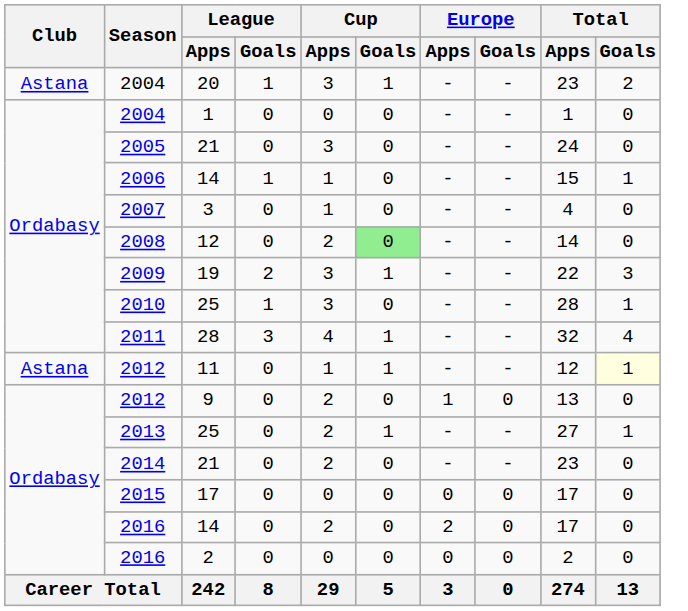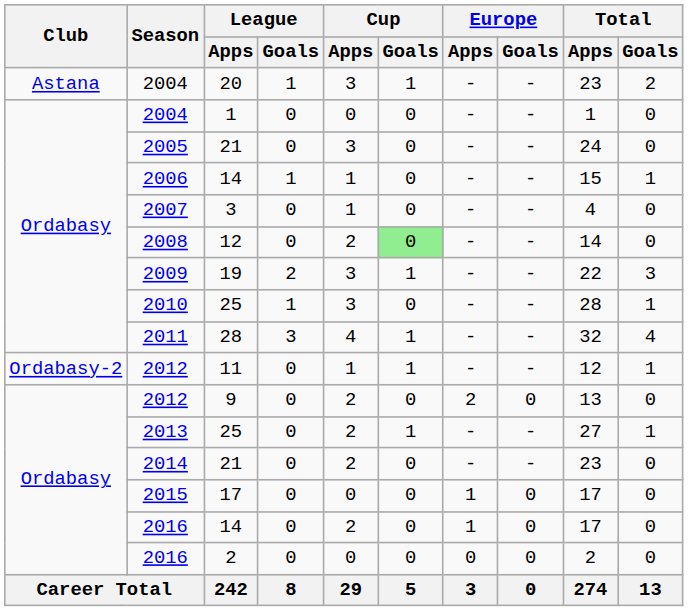(55, 368) Astana -> (66, 368) Ordabasy-2
(628, 368) lightyellow background -> (650, 368) no background
(448, 400) 1 -> (471, 400) 2
(448, 495) 0 -> (471, 495) 1
(448, 527) 2 -> (471, 527) 1
